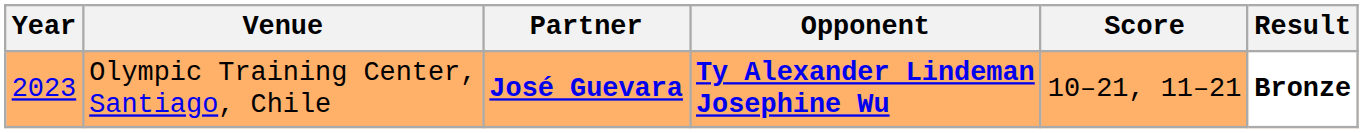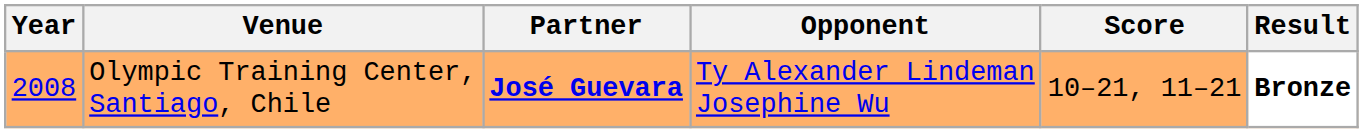(44, 89) 2023 -> (44, 89) 2008
(865, 89) bold -> (865, 89) normal
